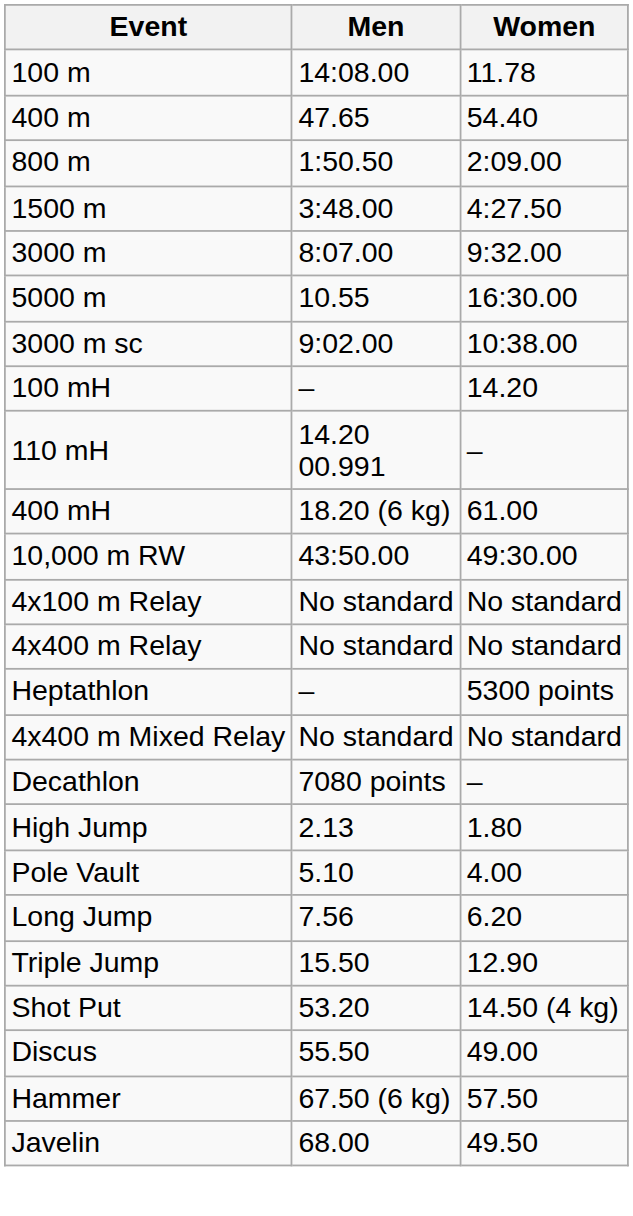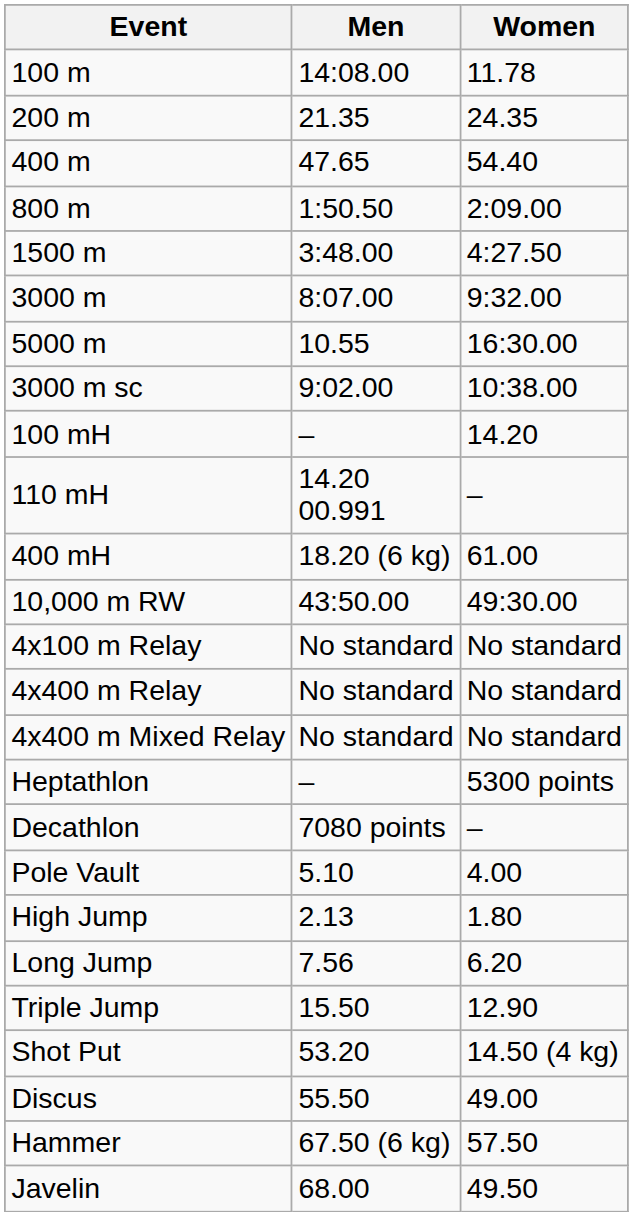+ row: (51, 117)
rows swapped: (148, 736) <-> (80, 691)
rows swapped: (80, 826) <-> (75, 872)
